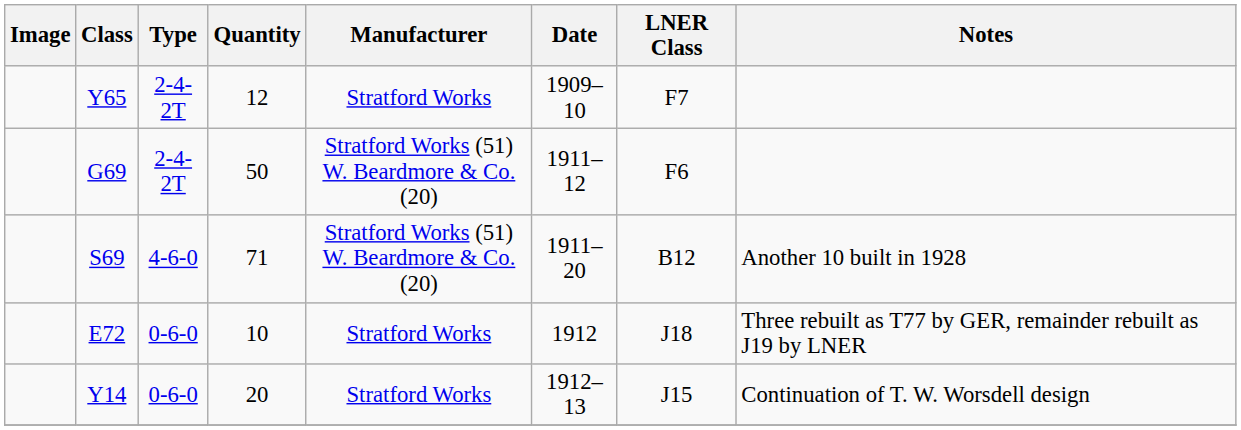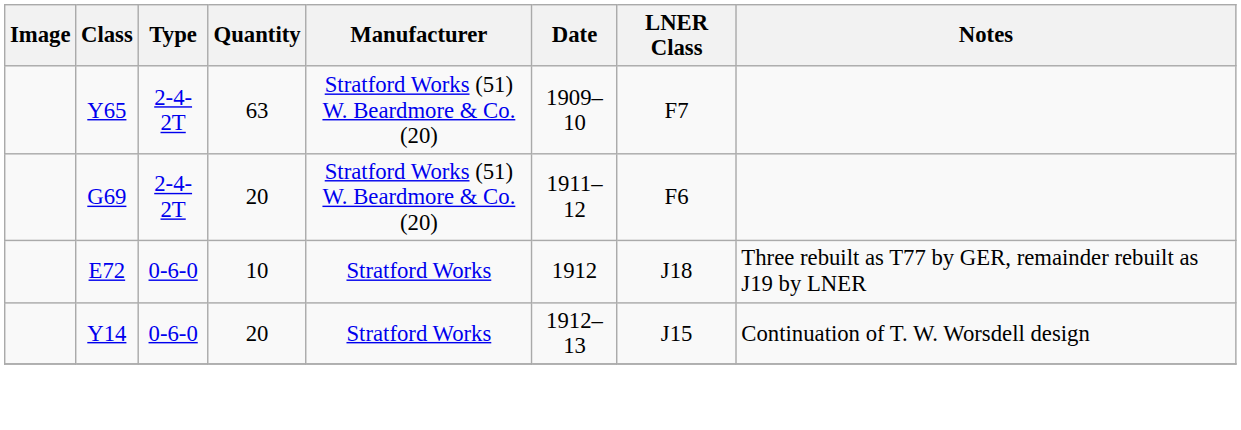(257, 96) 12 -> (257, 109) 63
(419, 96) Stratford Works -> (419, 109) Stratford Works (51) W. Beardmore & Co. (20)
(257, 171) 50 -> (257, 196) 20
- row: (107, 258)
